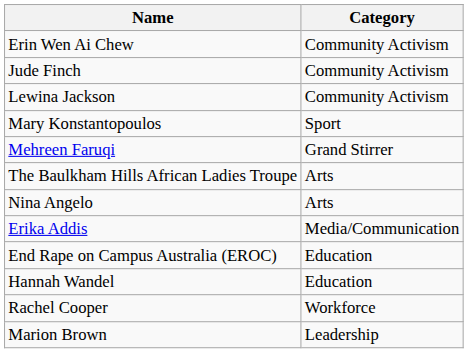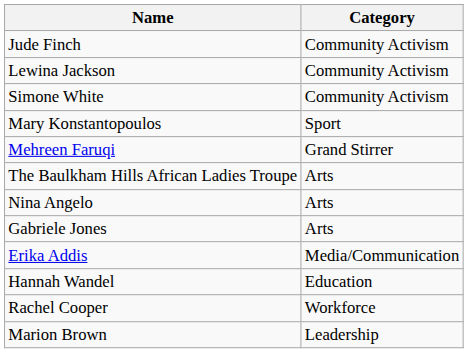- row: (71, 44)
+ row: (56, 96)
+ row: (58, 228)
- row: (143, 255)
